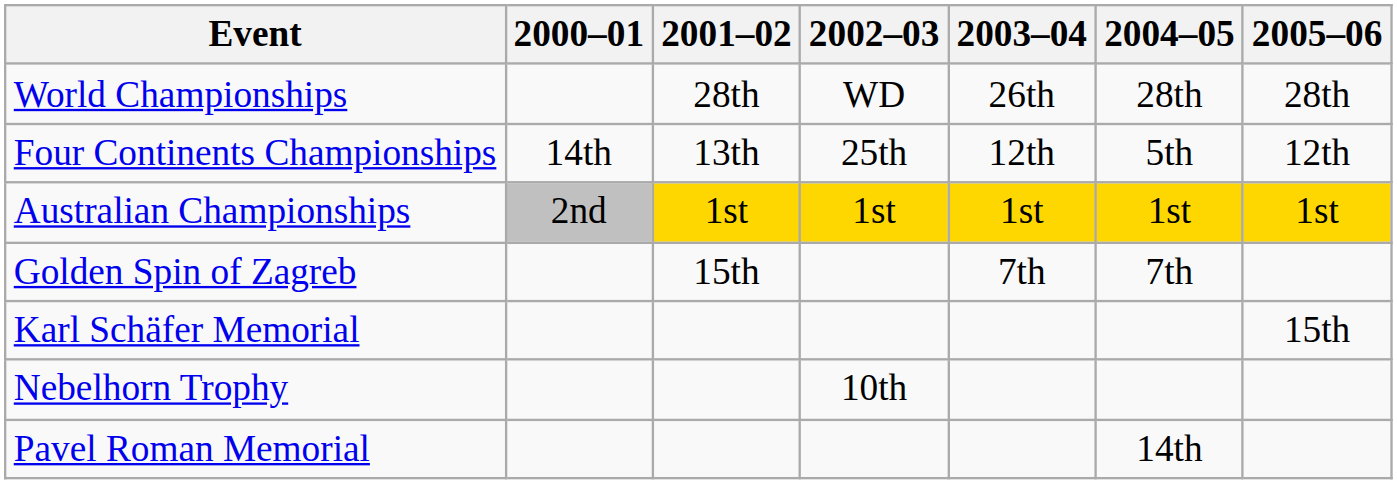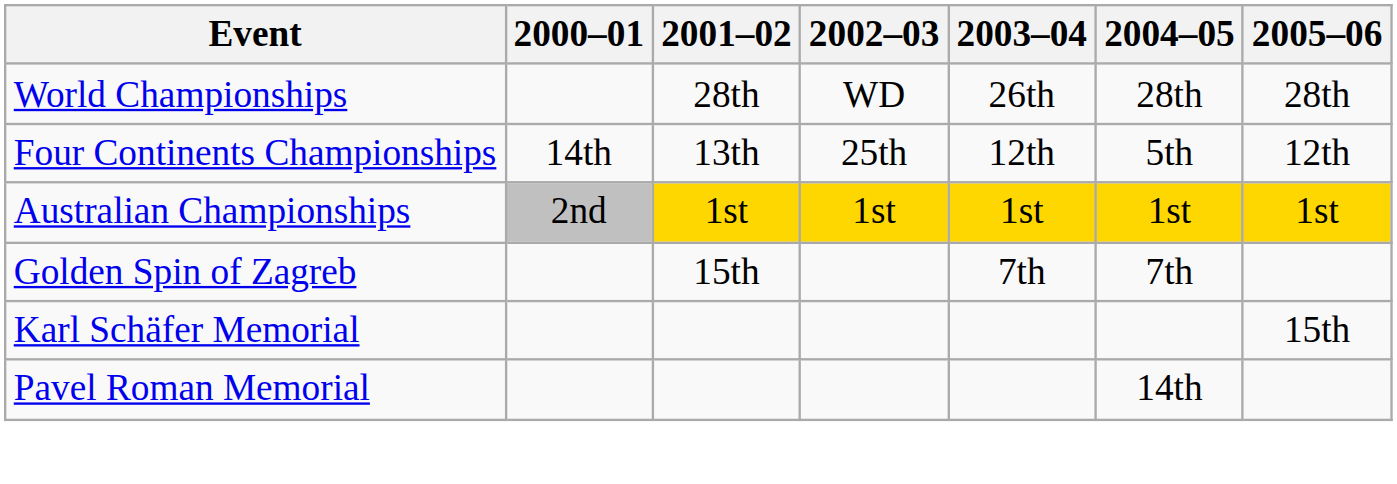- row: (151, 388)
